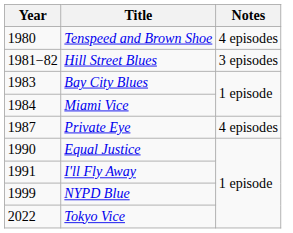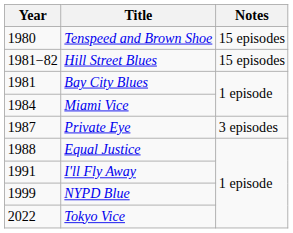(248, 37) 4 episodes -> (252, 37) 15 episodes
(248, 60) 3 episodes -> (252, 60) 15 episodes
(22, 82) 1983 -> (22, 82) 1981
(248, 127) 4 episodes -> (248, 127) 3 episodes
(22, 149) 1990 -> (22, 149) 1988
